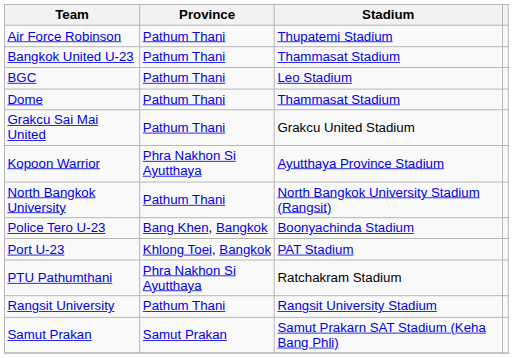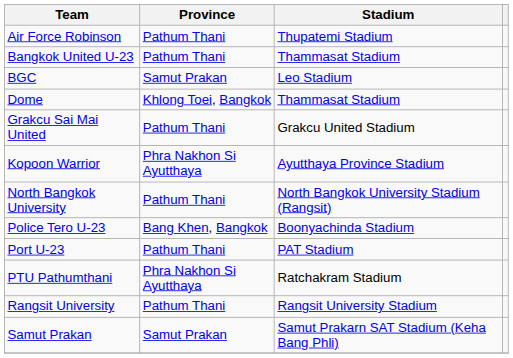(184, 78) Pathum Thani -> (185, 78) Samut Prakan
(184, 99) Pathum Thani -> (207, 99) Khlong Toei, Bangkok
(207, 249) Khlong Toei, Bangkok -> (184, 249) Pathum Thani
